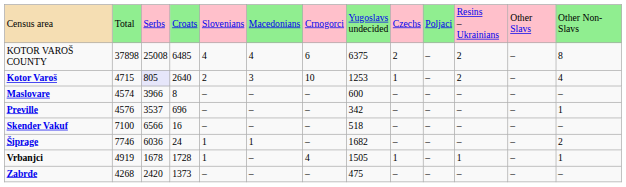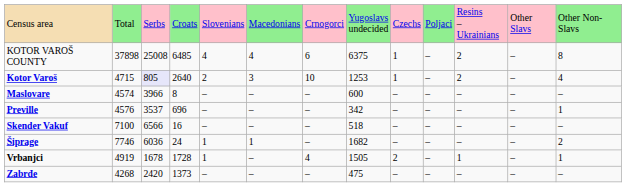(395, 56) 2 -> (395, 56) 1
(395, 157) 1 -> (395, 157) 2
